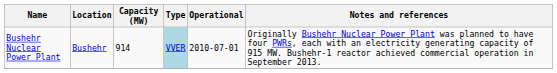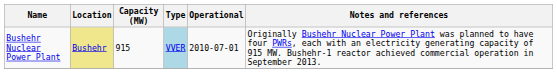(89, 48) no background -> (89, 48) khaki background
(123, 48) 914 -> (123, 48) 915
